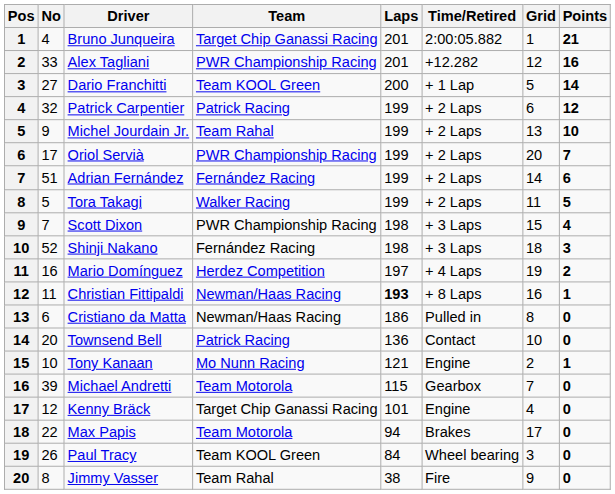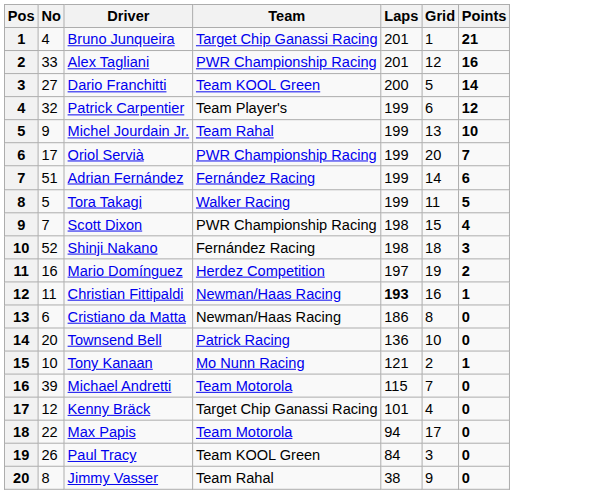- column: (472, 16)
(243, 109) Patrick Racing -> (242, 109) Team Player's
